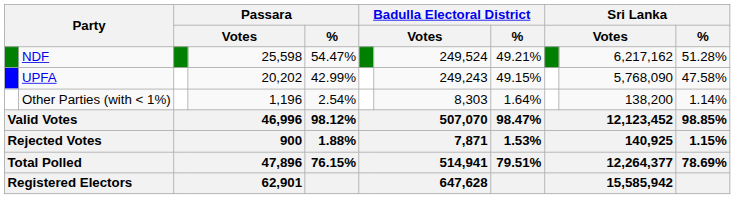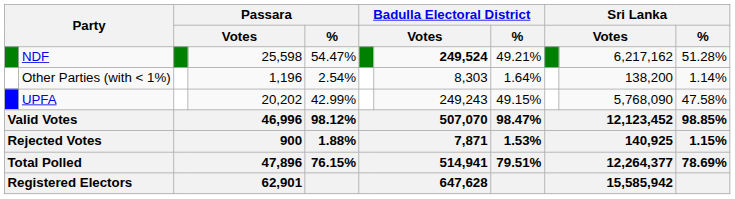(464, 57) normal -> (464, 57) bold
rows swapped: (39, 78) <-> (96, 99)
